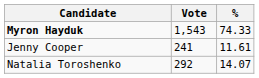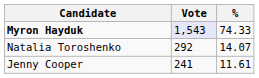(190, 30) no background -> (190, 30) lavender background
rows swapped: (64, 64) <-> (45, 47)
